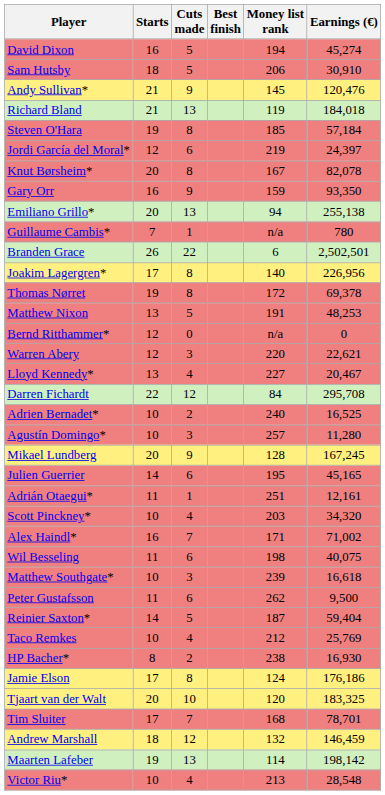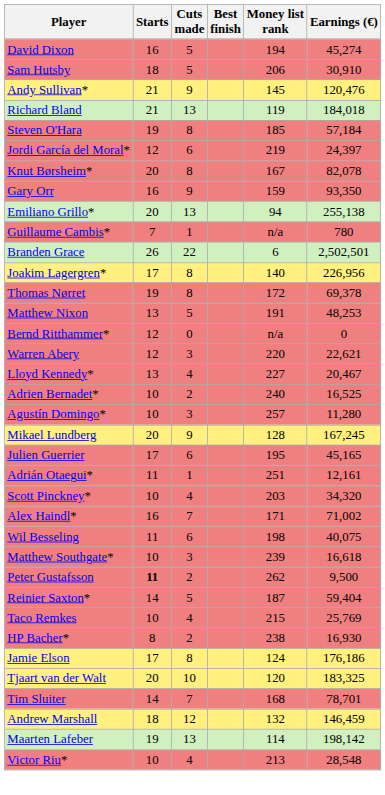- row: (48, 394)
(152, 475) 14 -> (152, 455) 17
(152, 597) normal -> (152, 577) bold
(189, 597) 6 -> (189, 577) 2
(275, 638) 212 -> (275, 617) 215
(152, 719) 17 -> (152, 698) 14
